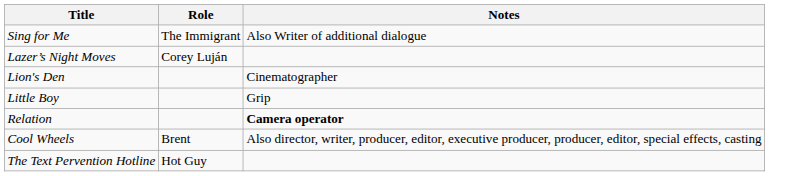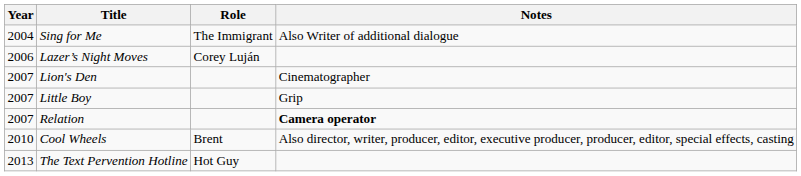+ column: (21, 14)
